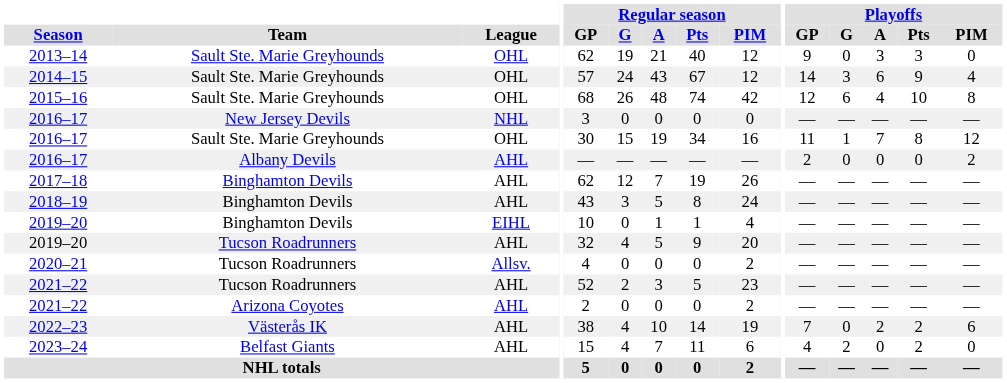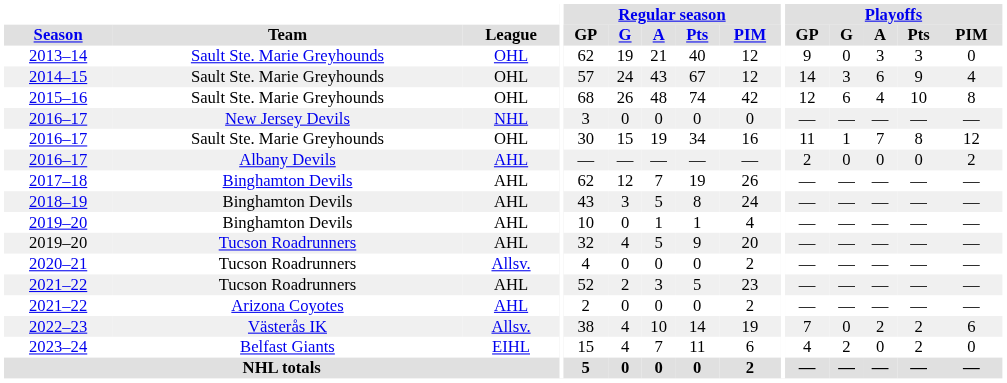(511, 222) EIHL -> (511, 222) AHL
(511, 326) AHL -> (511, 326) Allsv.
(511, 347) AHL -> (511, 347) EIHL
